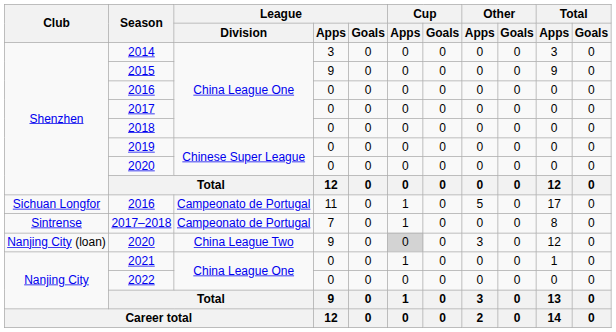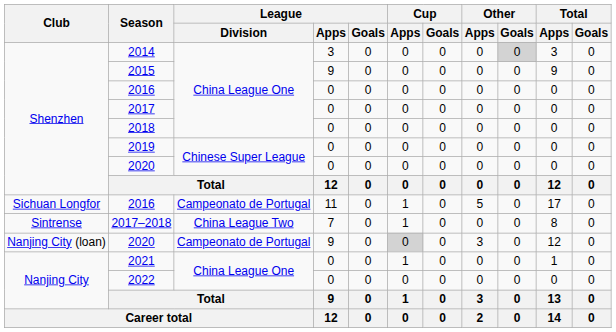(517, 52) no background -> (517, 52) lightgrey background
(244, 223) Campeonato de Portugal -> (244, 223) China League Two
(244, 242) China League Two -> (244, 242) Campeonato de Portugal
